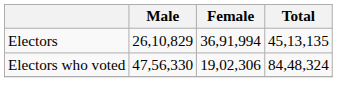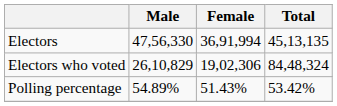(163, 40) 26,10,829 -> (163, 40) 47,56,330
(163, 64) 47,56,330 -> (163, 64) 26,10,829
+ row: (65, 88)
